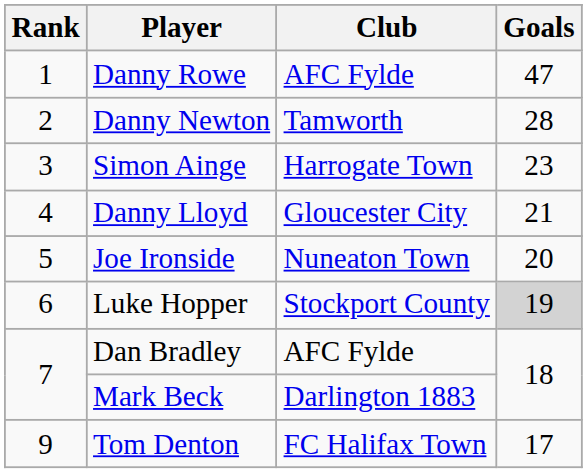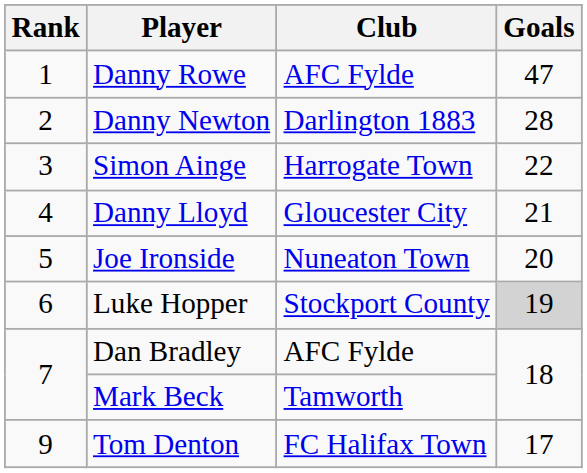(343, 119) Tamworth -> (379, 119) Darlington 1883
(539, 166) 23 -> (539, 166) 22
(379, 397) Darlington 1883 -> (343, 397) Tamworth
